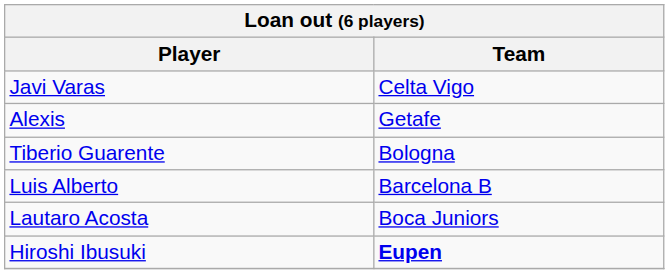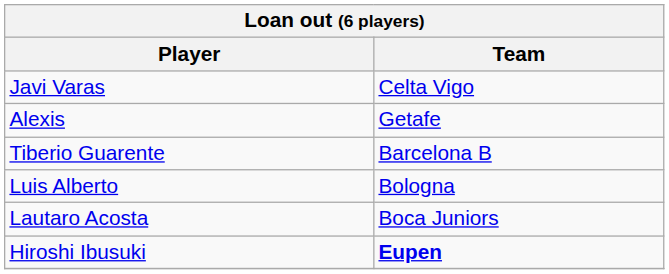(417, 152) Bologna -> (435, 152) Barcelona B
(435, 185) Barcelona B -> (417, 185) Bologna
